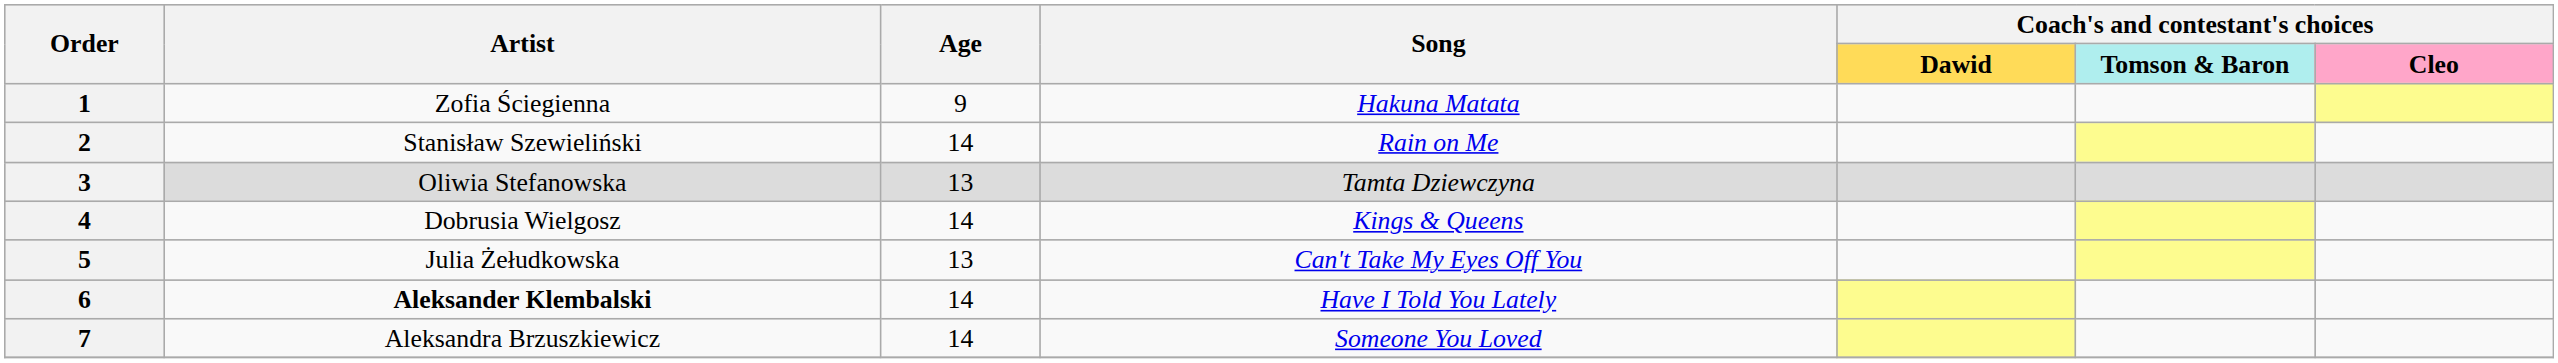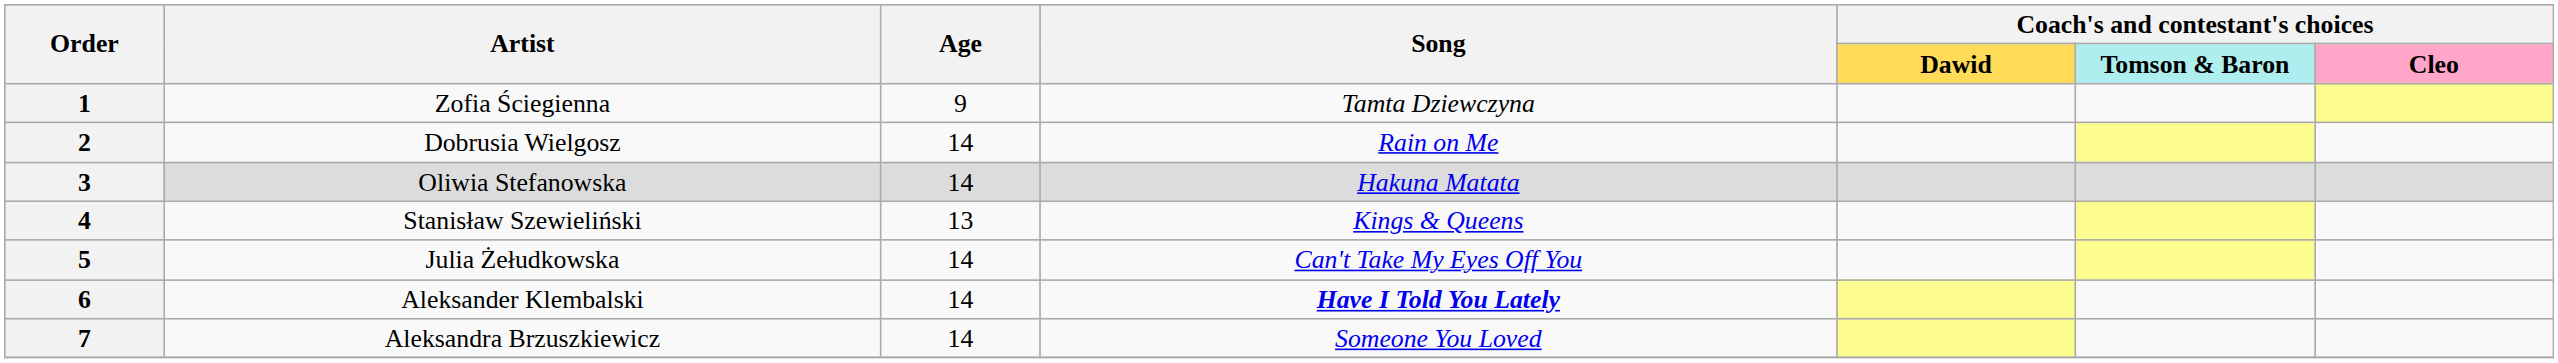(1438, 103) Hakuna Matata -> (1438, 103) Tamta Dziewczyna
(522, 142) Stanisław Szewieliński -> (522, 142) Dobrusia Wielgosz
(960, 181) 13 -> (960, 181) 14
(1438, 181) Tamta Dziewczyna -> (1438, 181) Hakuna Matata
(522, 221) Dobrusia Wielgosz -> (522, 221) Stanisław Szewieliński
(960, 221) 14 -> (960, 221) 13
(960, 260) 13 -> (960, 260) 14
(522, 299) bold -> (522, 299) normal
(1438, 299) normal -> (1438, 299) bold
